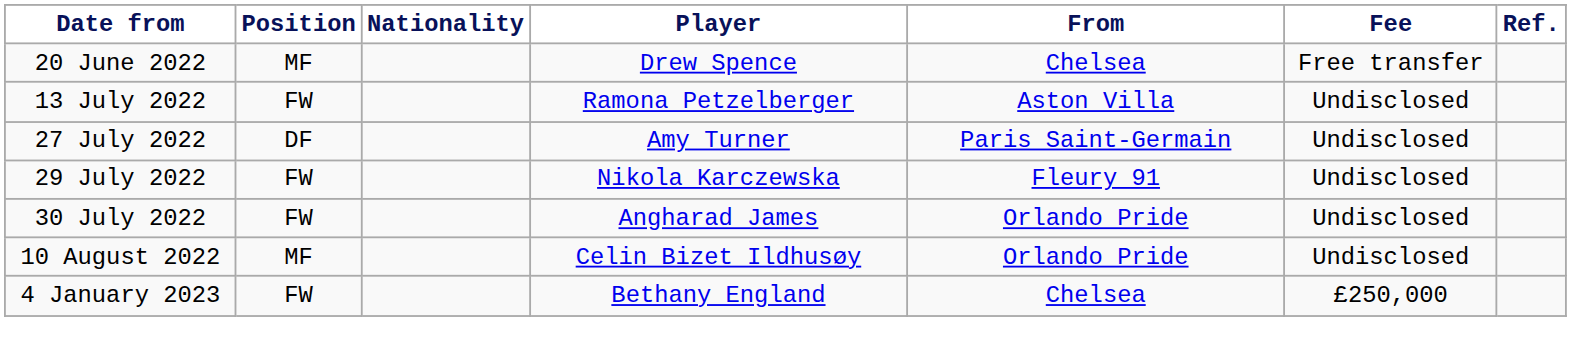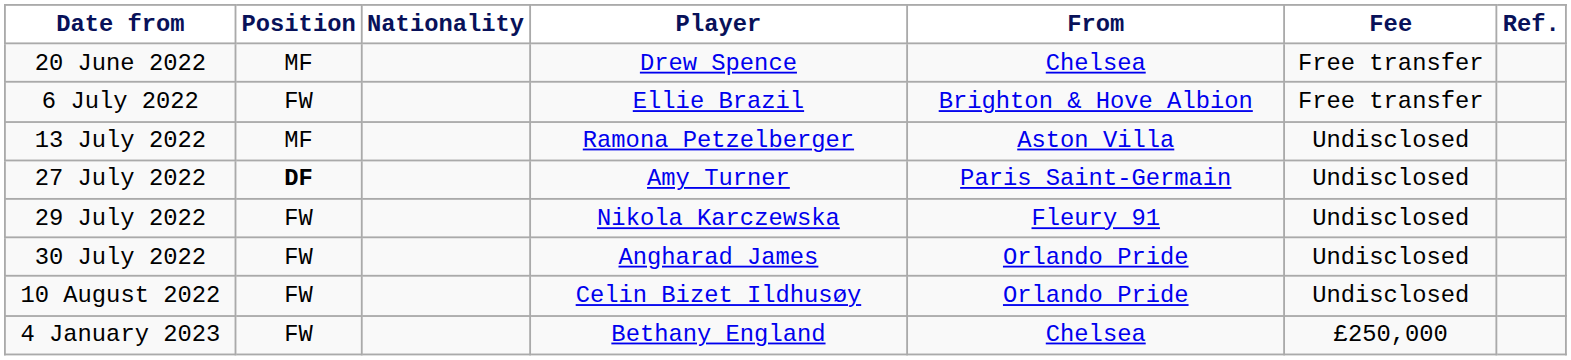+ row: (120, 102)
(299, 102) FW -> (299, 141) MF
(299, 141) normal -> (299, 179) bold
(299, 257) MF -> (299, 296) FW
